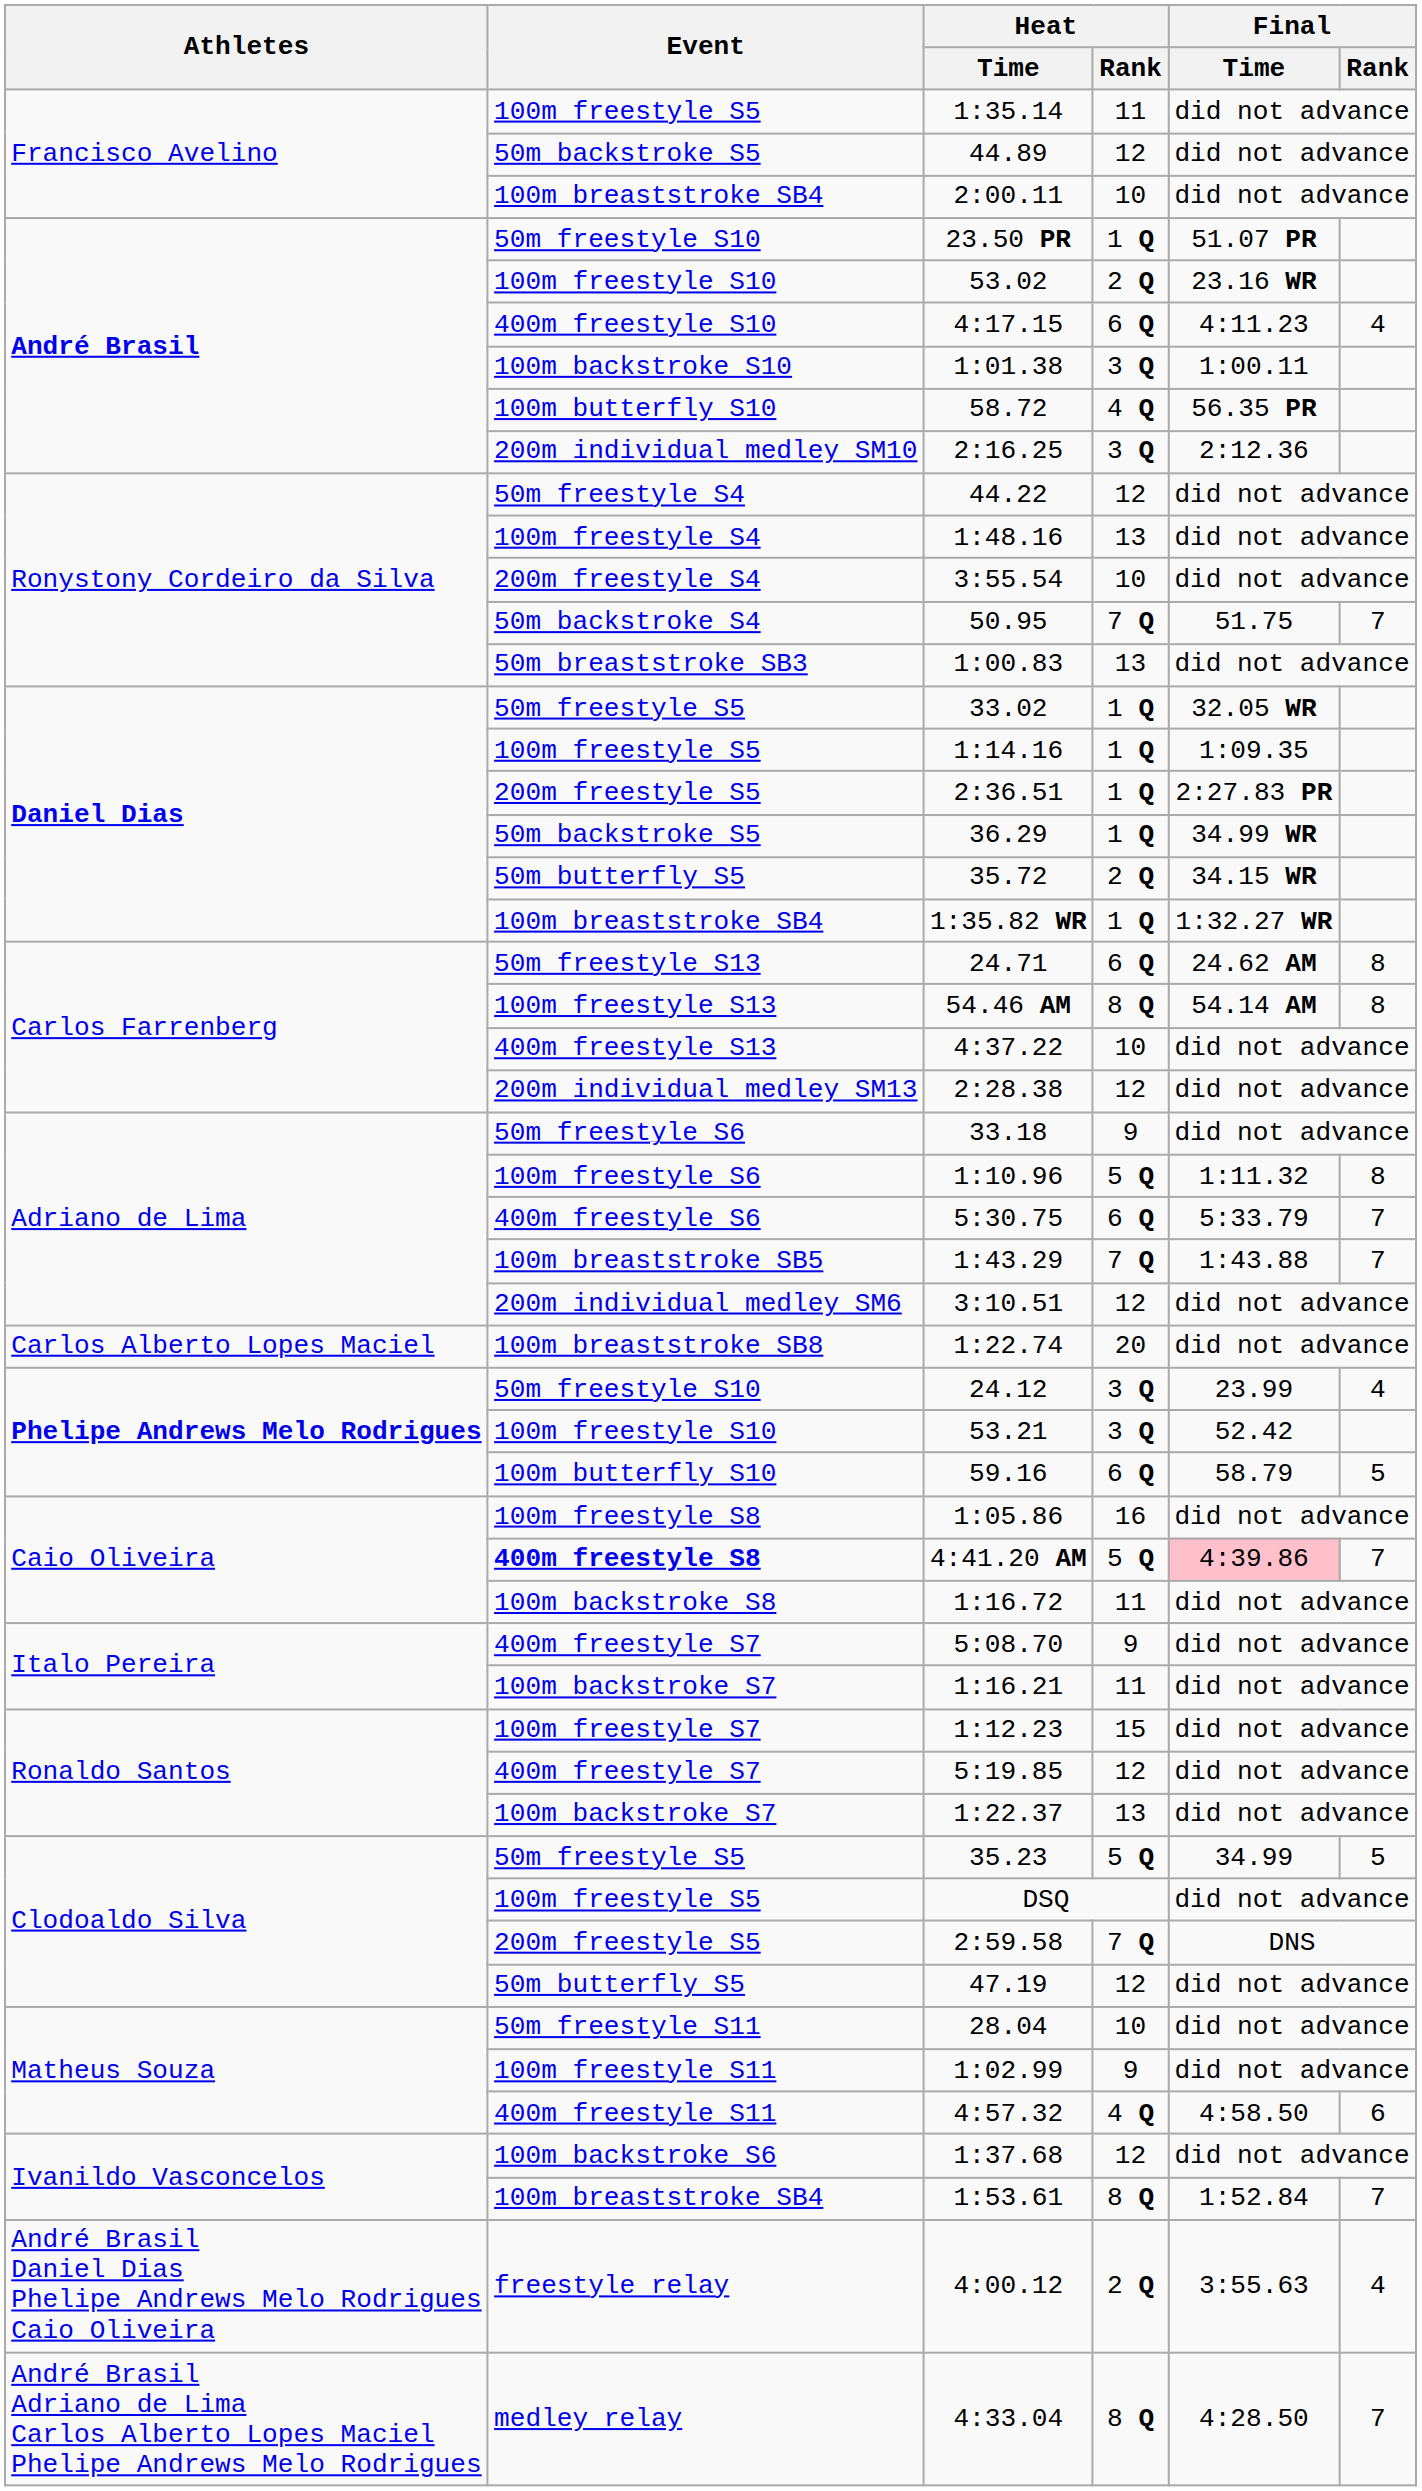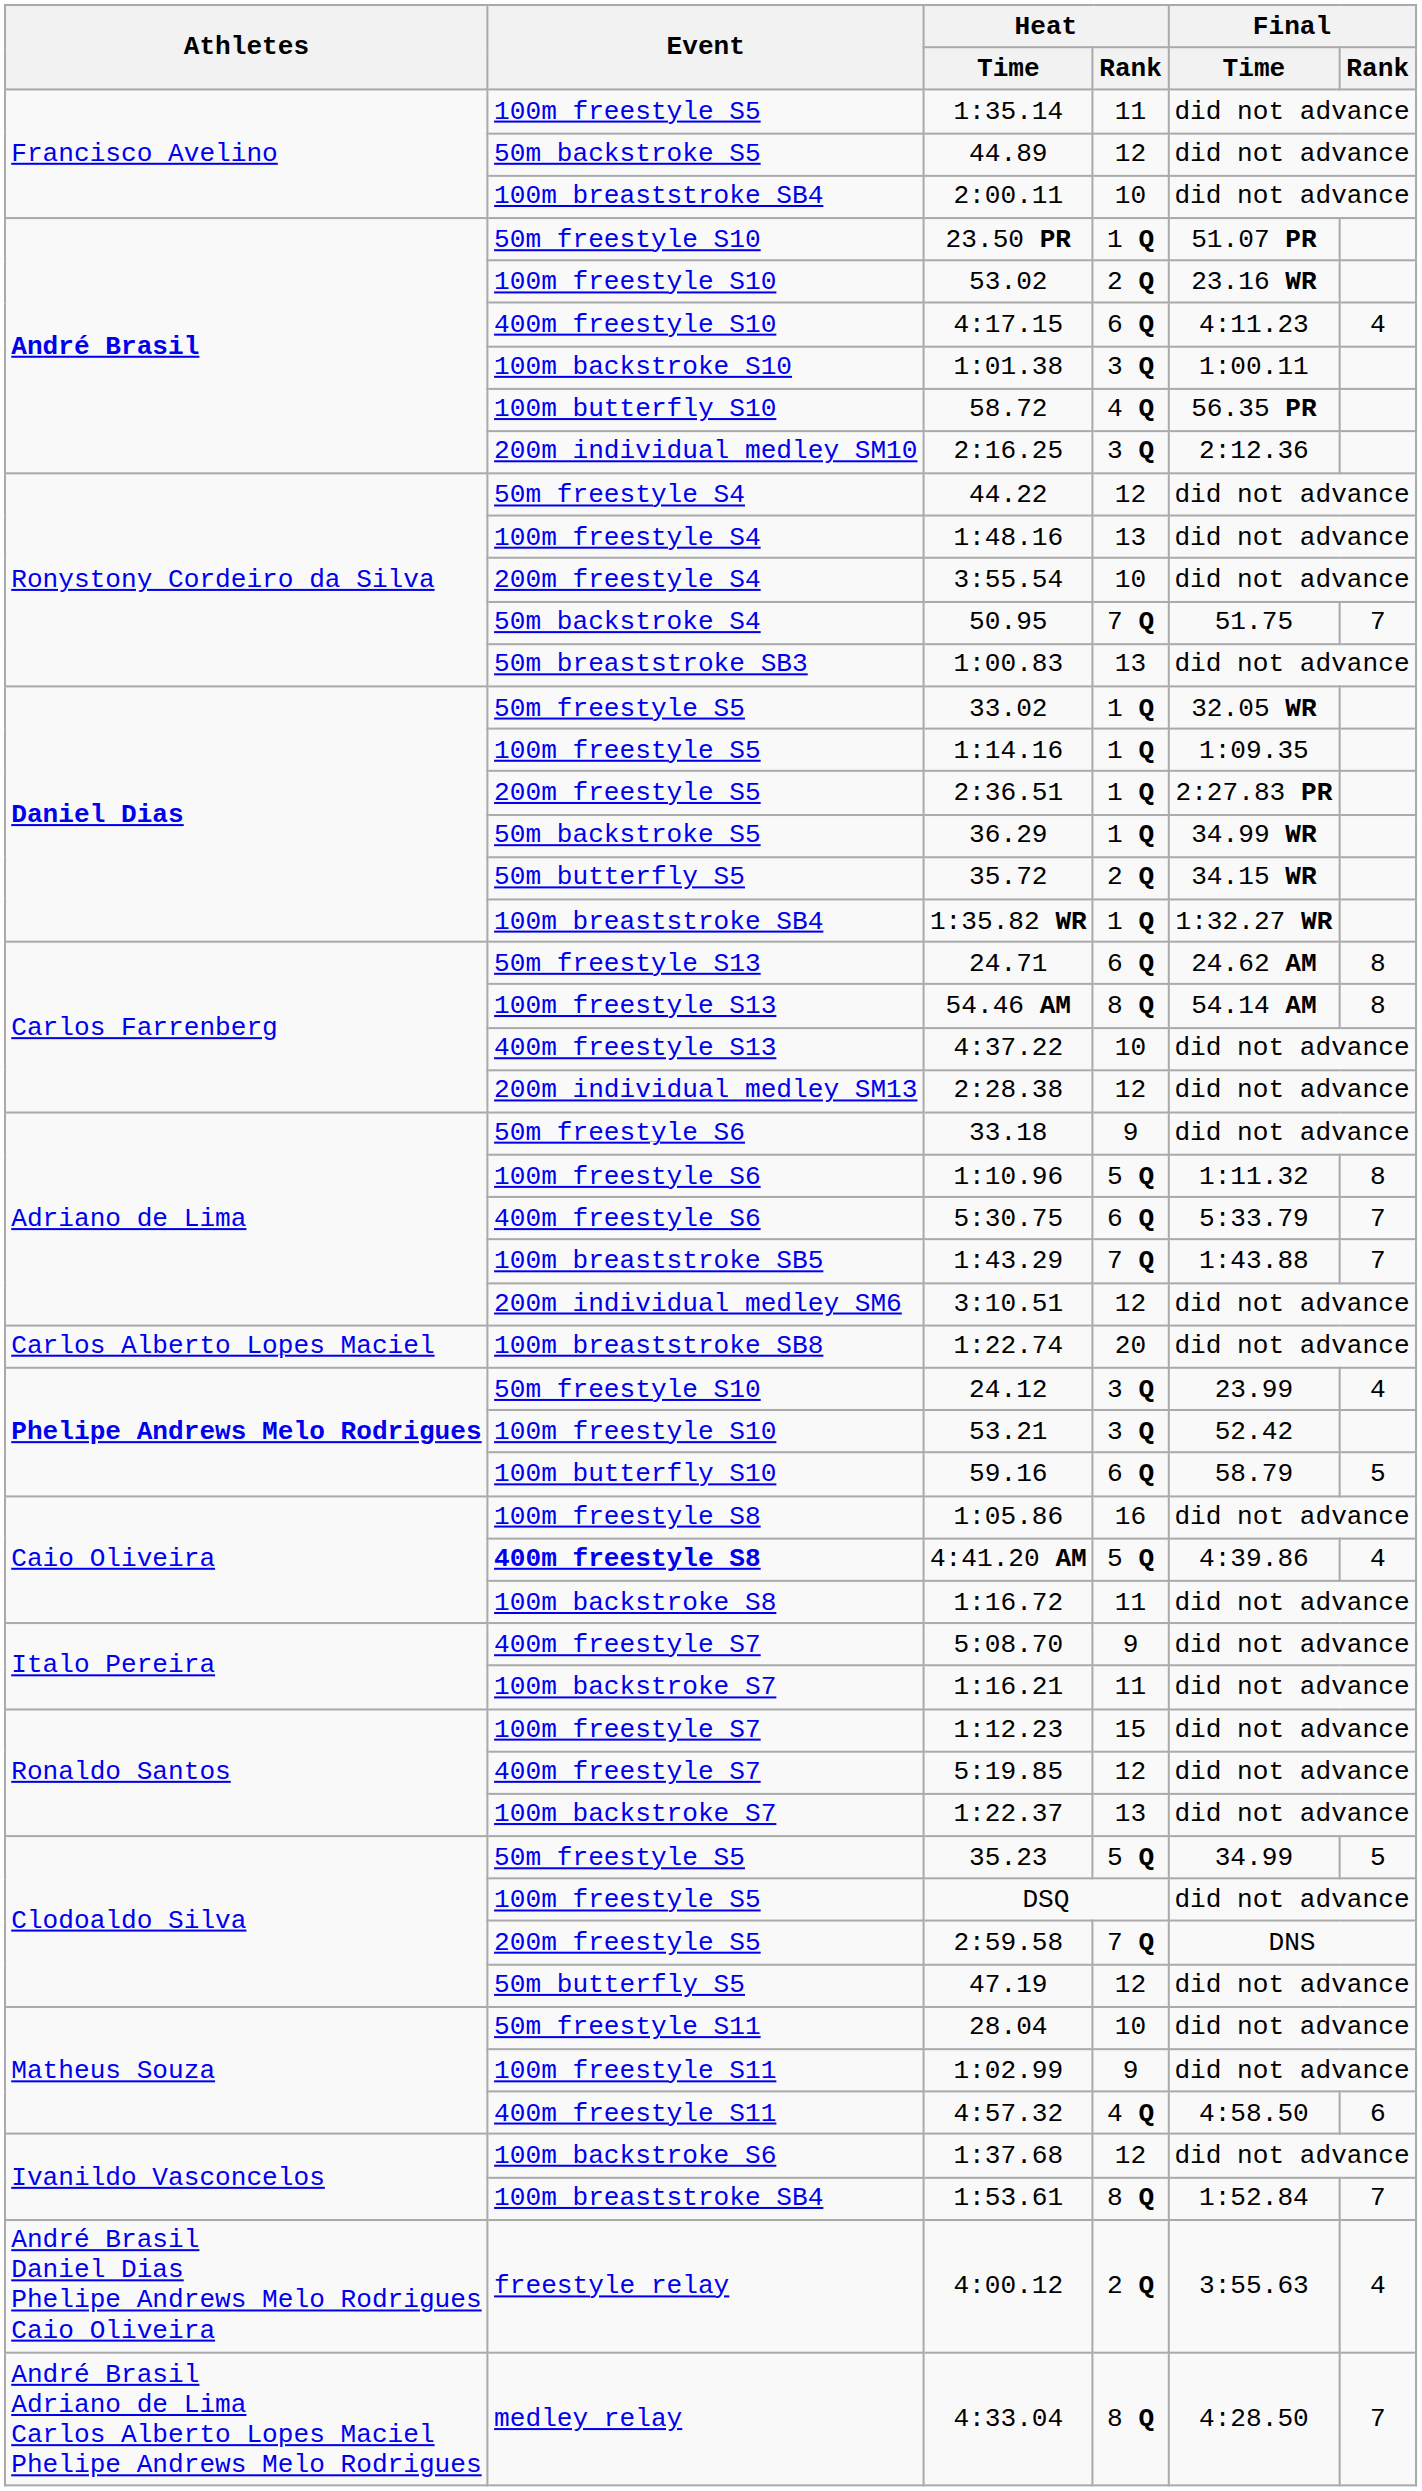(1254, 1559) pink background -> (1254, 1559) no background
(1378, 1559) 7 -> (1378, 1559) 4
